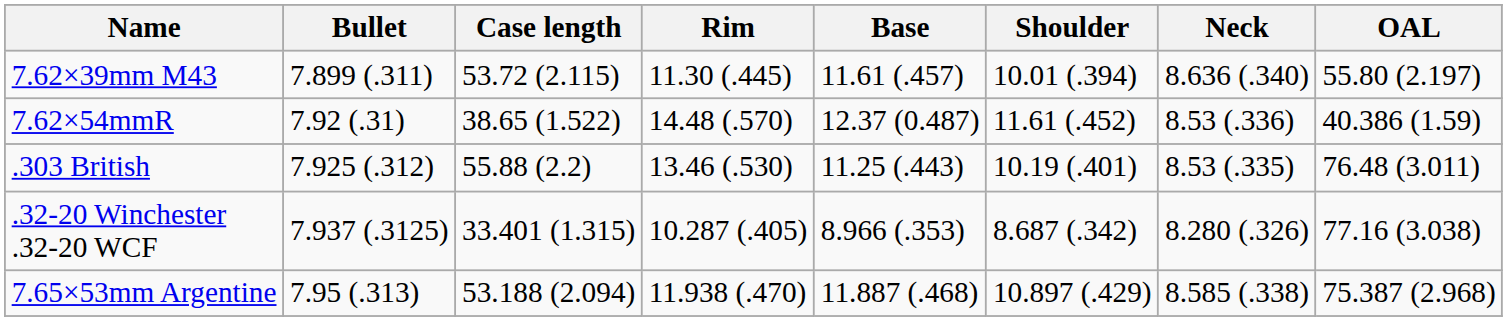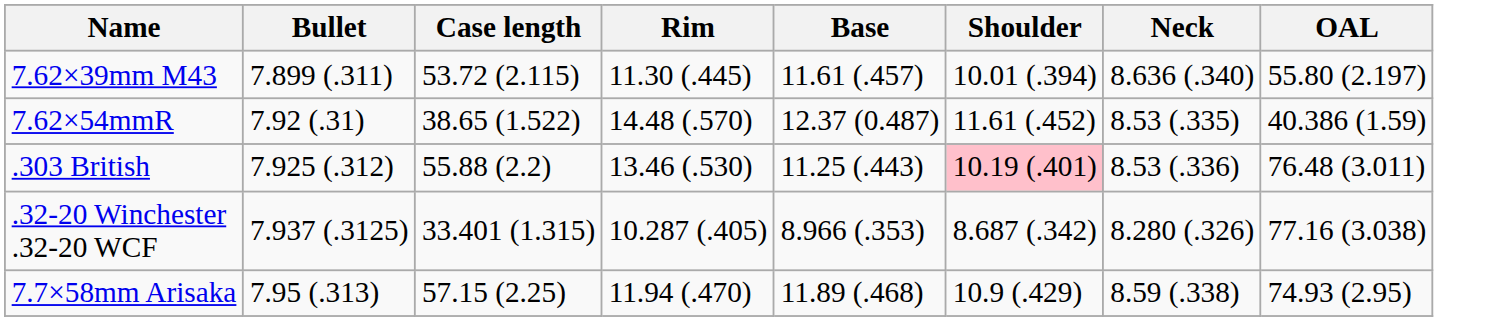(1230, 120) 8.53 (.336) -> (1175, 120) 8.53 (.335)
(1065, 167) no background -> (1025, 167) pink background
(1230, 167) 8.53 (.335) -> (1175, 167) 8.53 (.336)
- row: (144, 292)
+ row: (124, 292)
